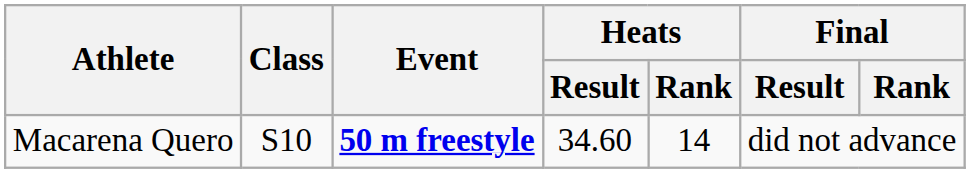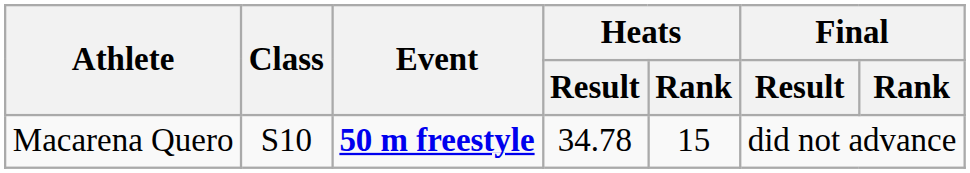(595, 140) 34.60 -> (595, 140) 34.78
(694, 140) 14 -> (694, 140) 15
